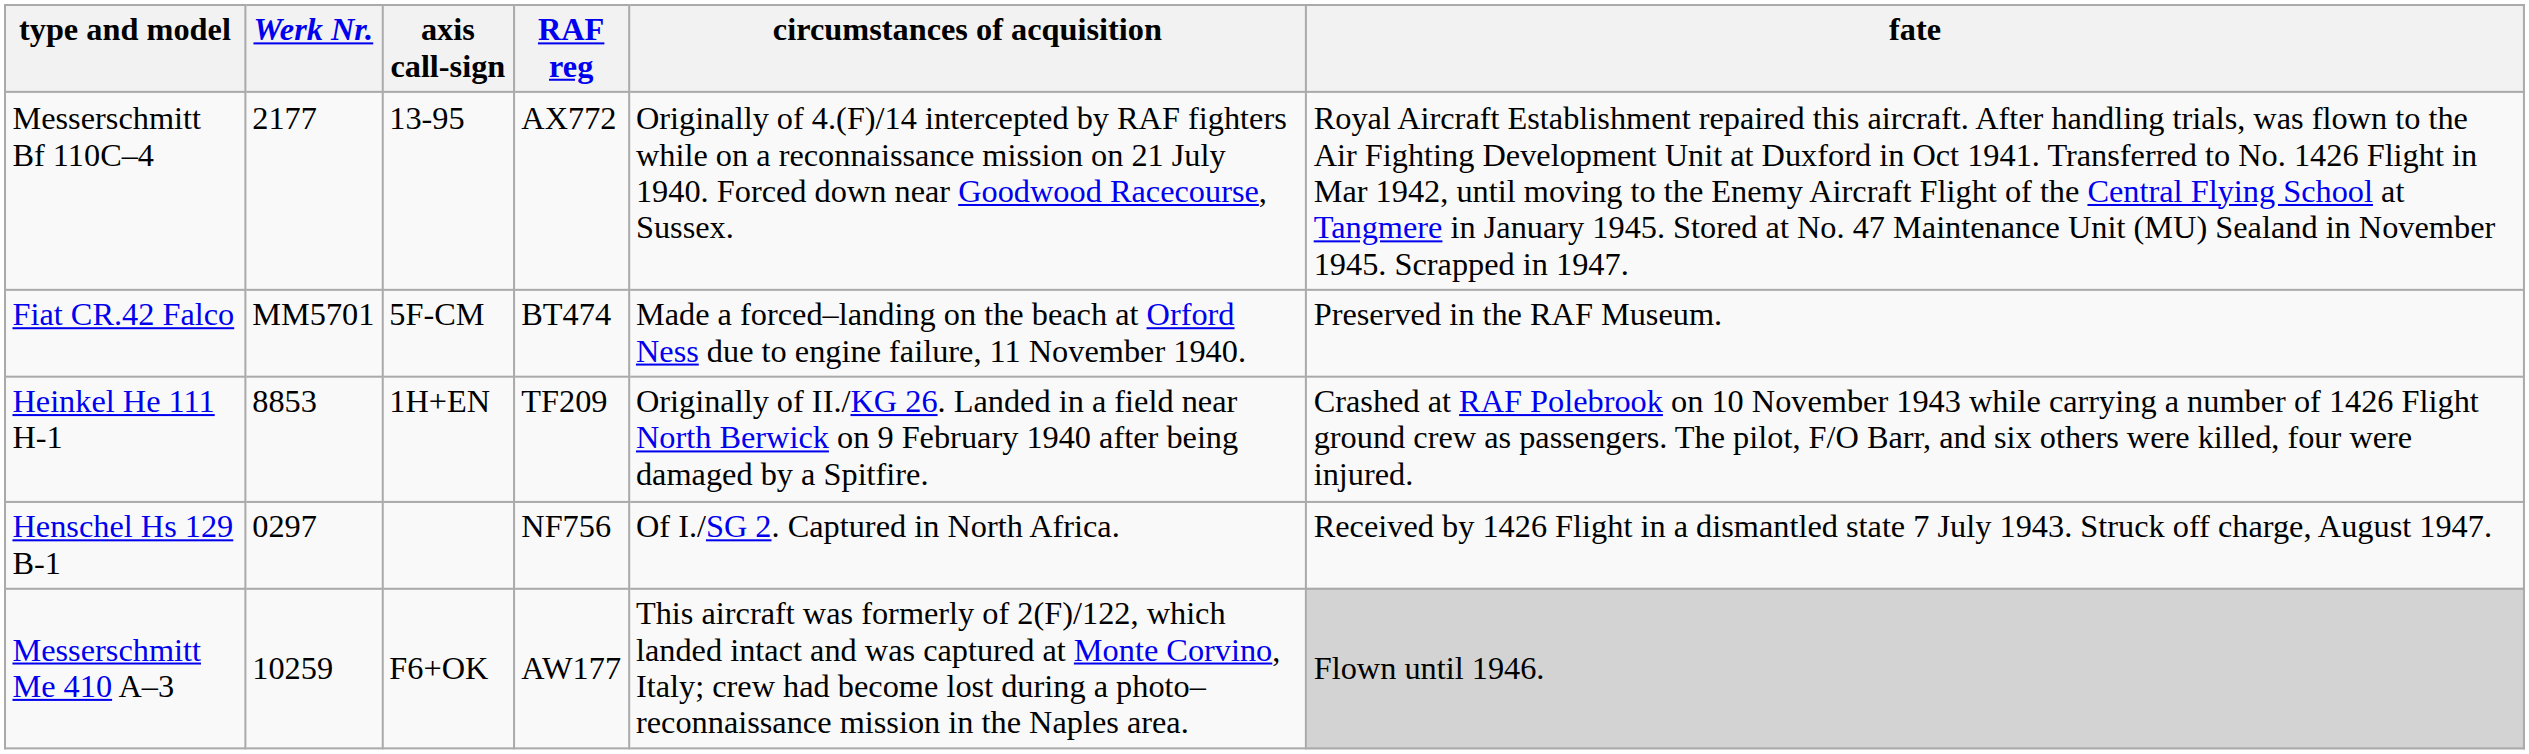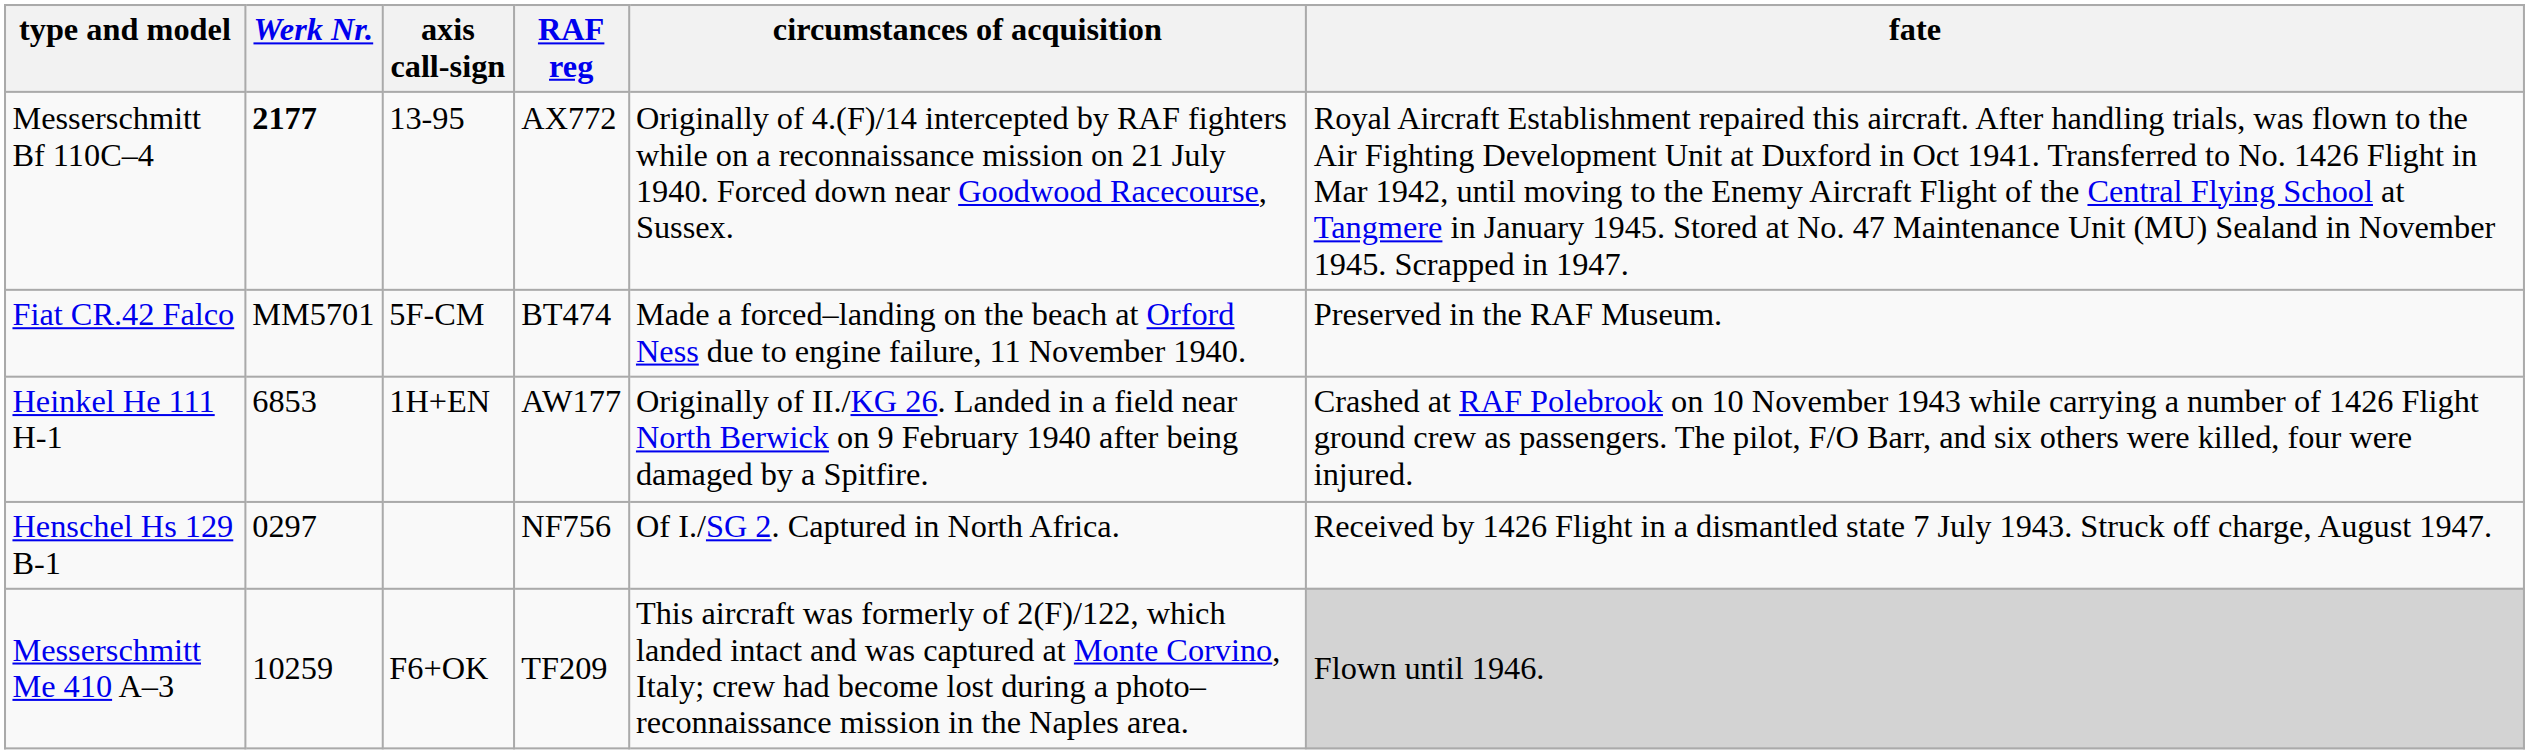(285, 117) normal -> (285, 117) bold
(285, 402) 8853 -> (285, 402) 6853
(564, 402) TF209 -> (571, 402) AW177
(571, 668) AW177 -> (564, 668) TF209
